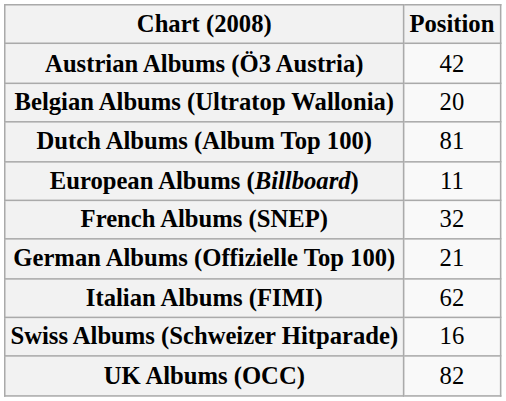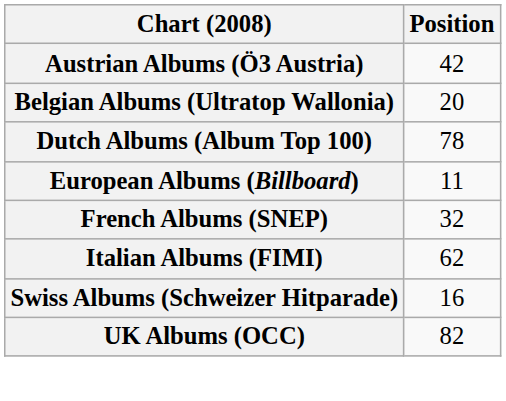(452, 141) 81 -> (452, 141) 78
- row: (204, 258)
